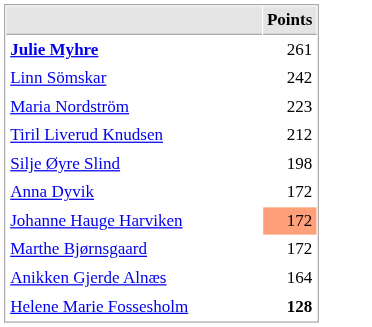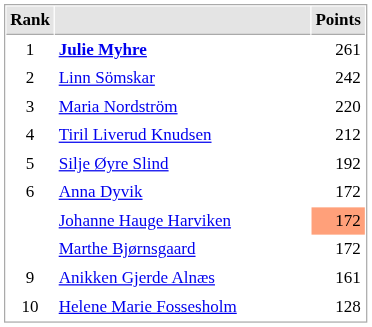+ column: (30, 19)
(300, 106) 223 -> (348, 106) 220
(300, 163) 198 -> (348, 163) 192
(300, 277) 164 -> (348, 277) 161
(300, 306) bold -> (348, 306) normal
